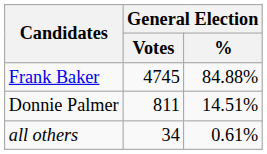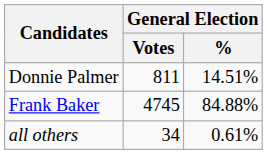rows swapped: (54, 76) <-> (64, 105)
